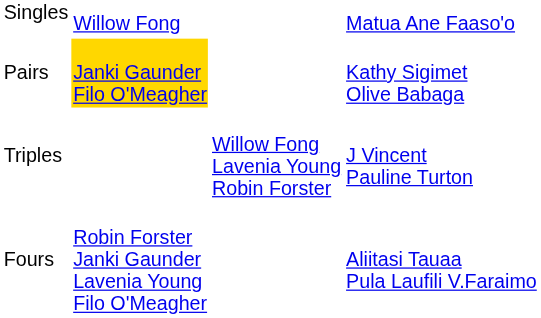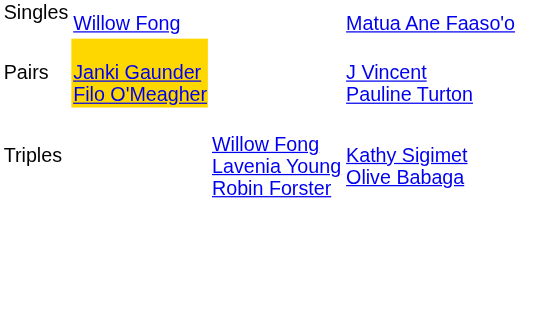(407, 84) Kathy Sigimet Olive Babaga -> (410, 84) J Vincent Pauline Turton
(410, 166) J Vincent Pauline Turton -> (407, 166) Kathy Sigimet Olive Babaga
- row: (29, 259)
